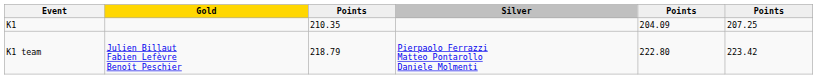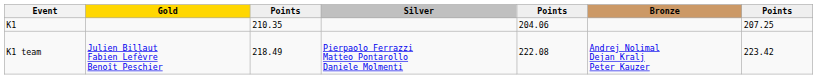+ column: (665, 11)
(655, 25) 204.09 -> (534, 25) 204.06
(325, 53) 218.79 -> (267, 53) 218.49
(655, 53) 222.80 -> (534, 53) 222.08
